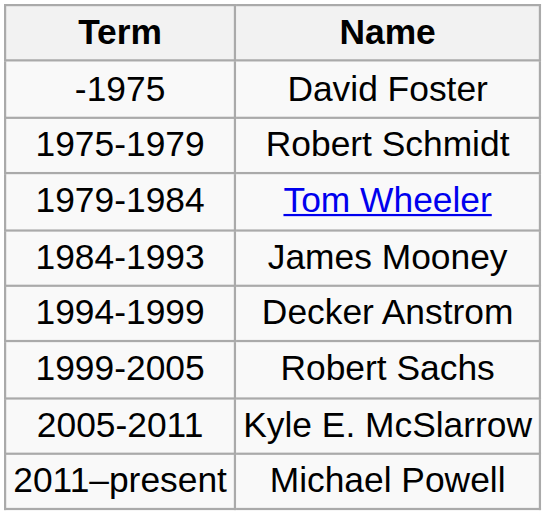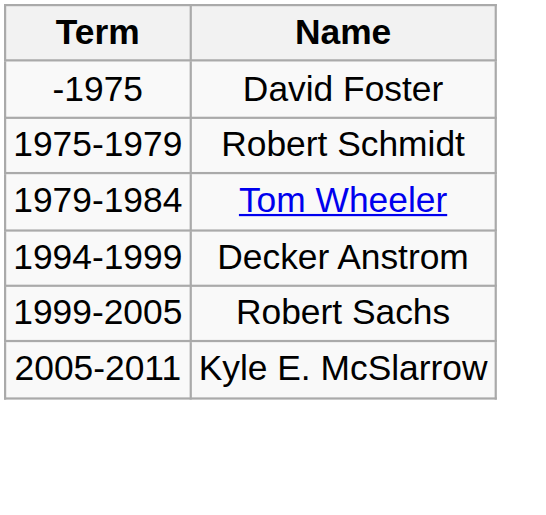- row: (388, 256)
- row: (388, 481)
